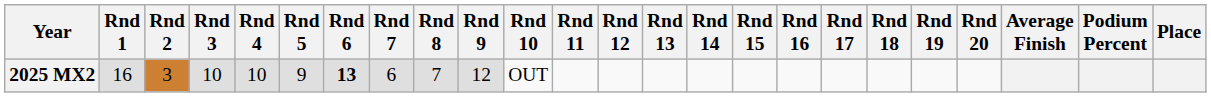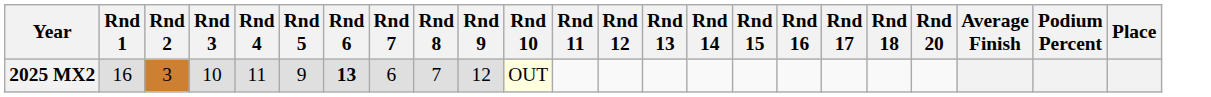- column: (934, 31)
(257, 75) 10 -> (257, 75) 11
(528, 75) no background -> (528, 75) lightyellow background
